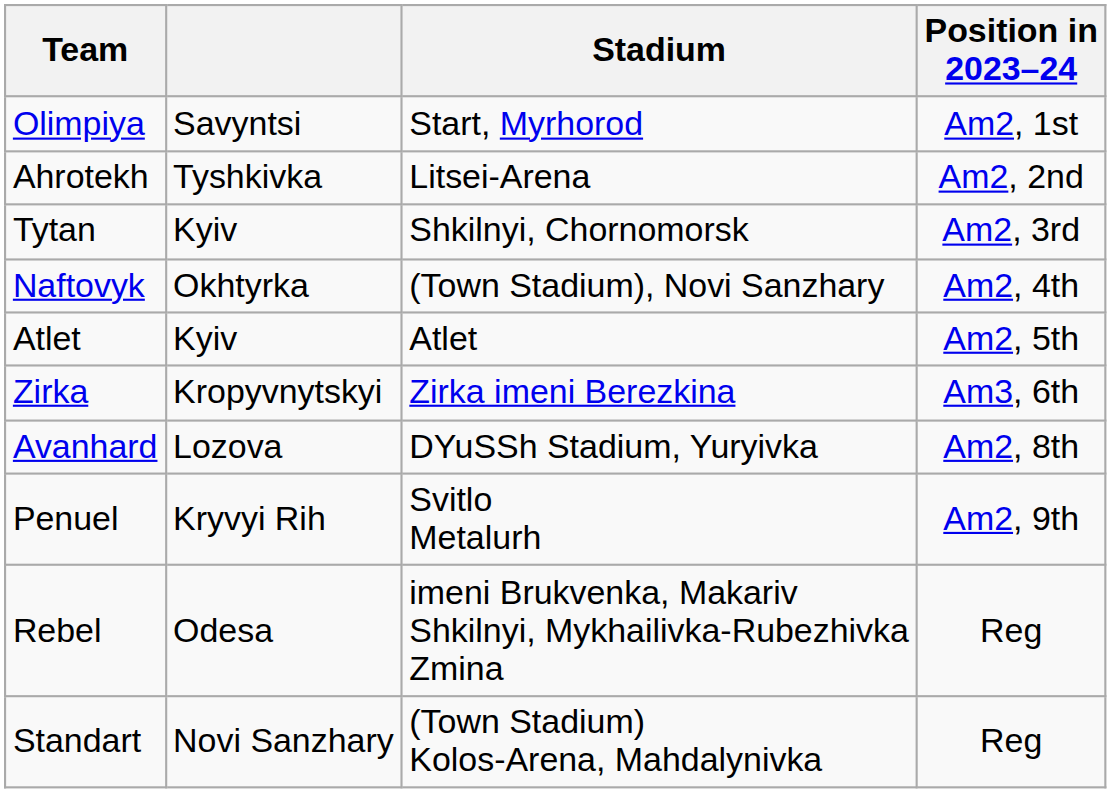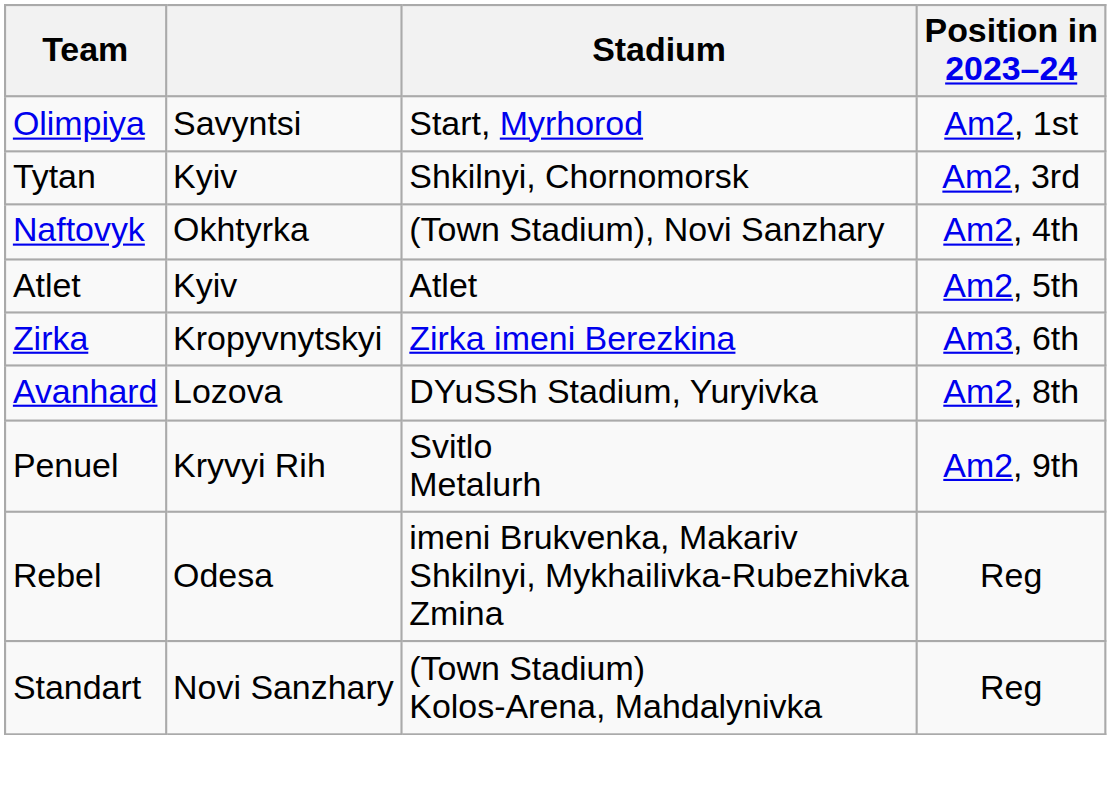- row: (81, 177)
